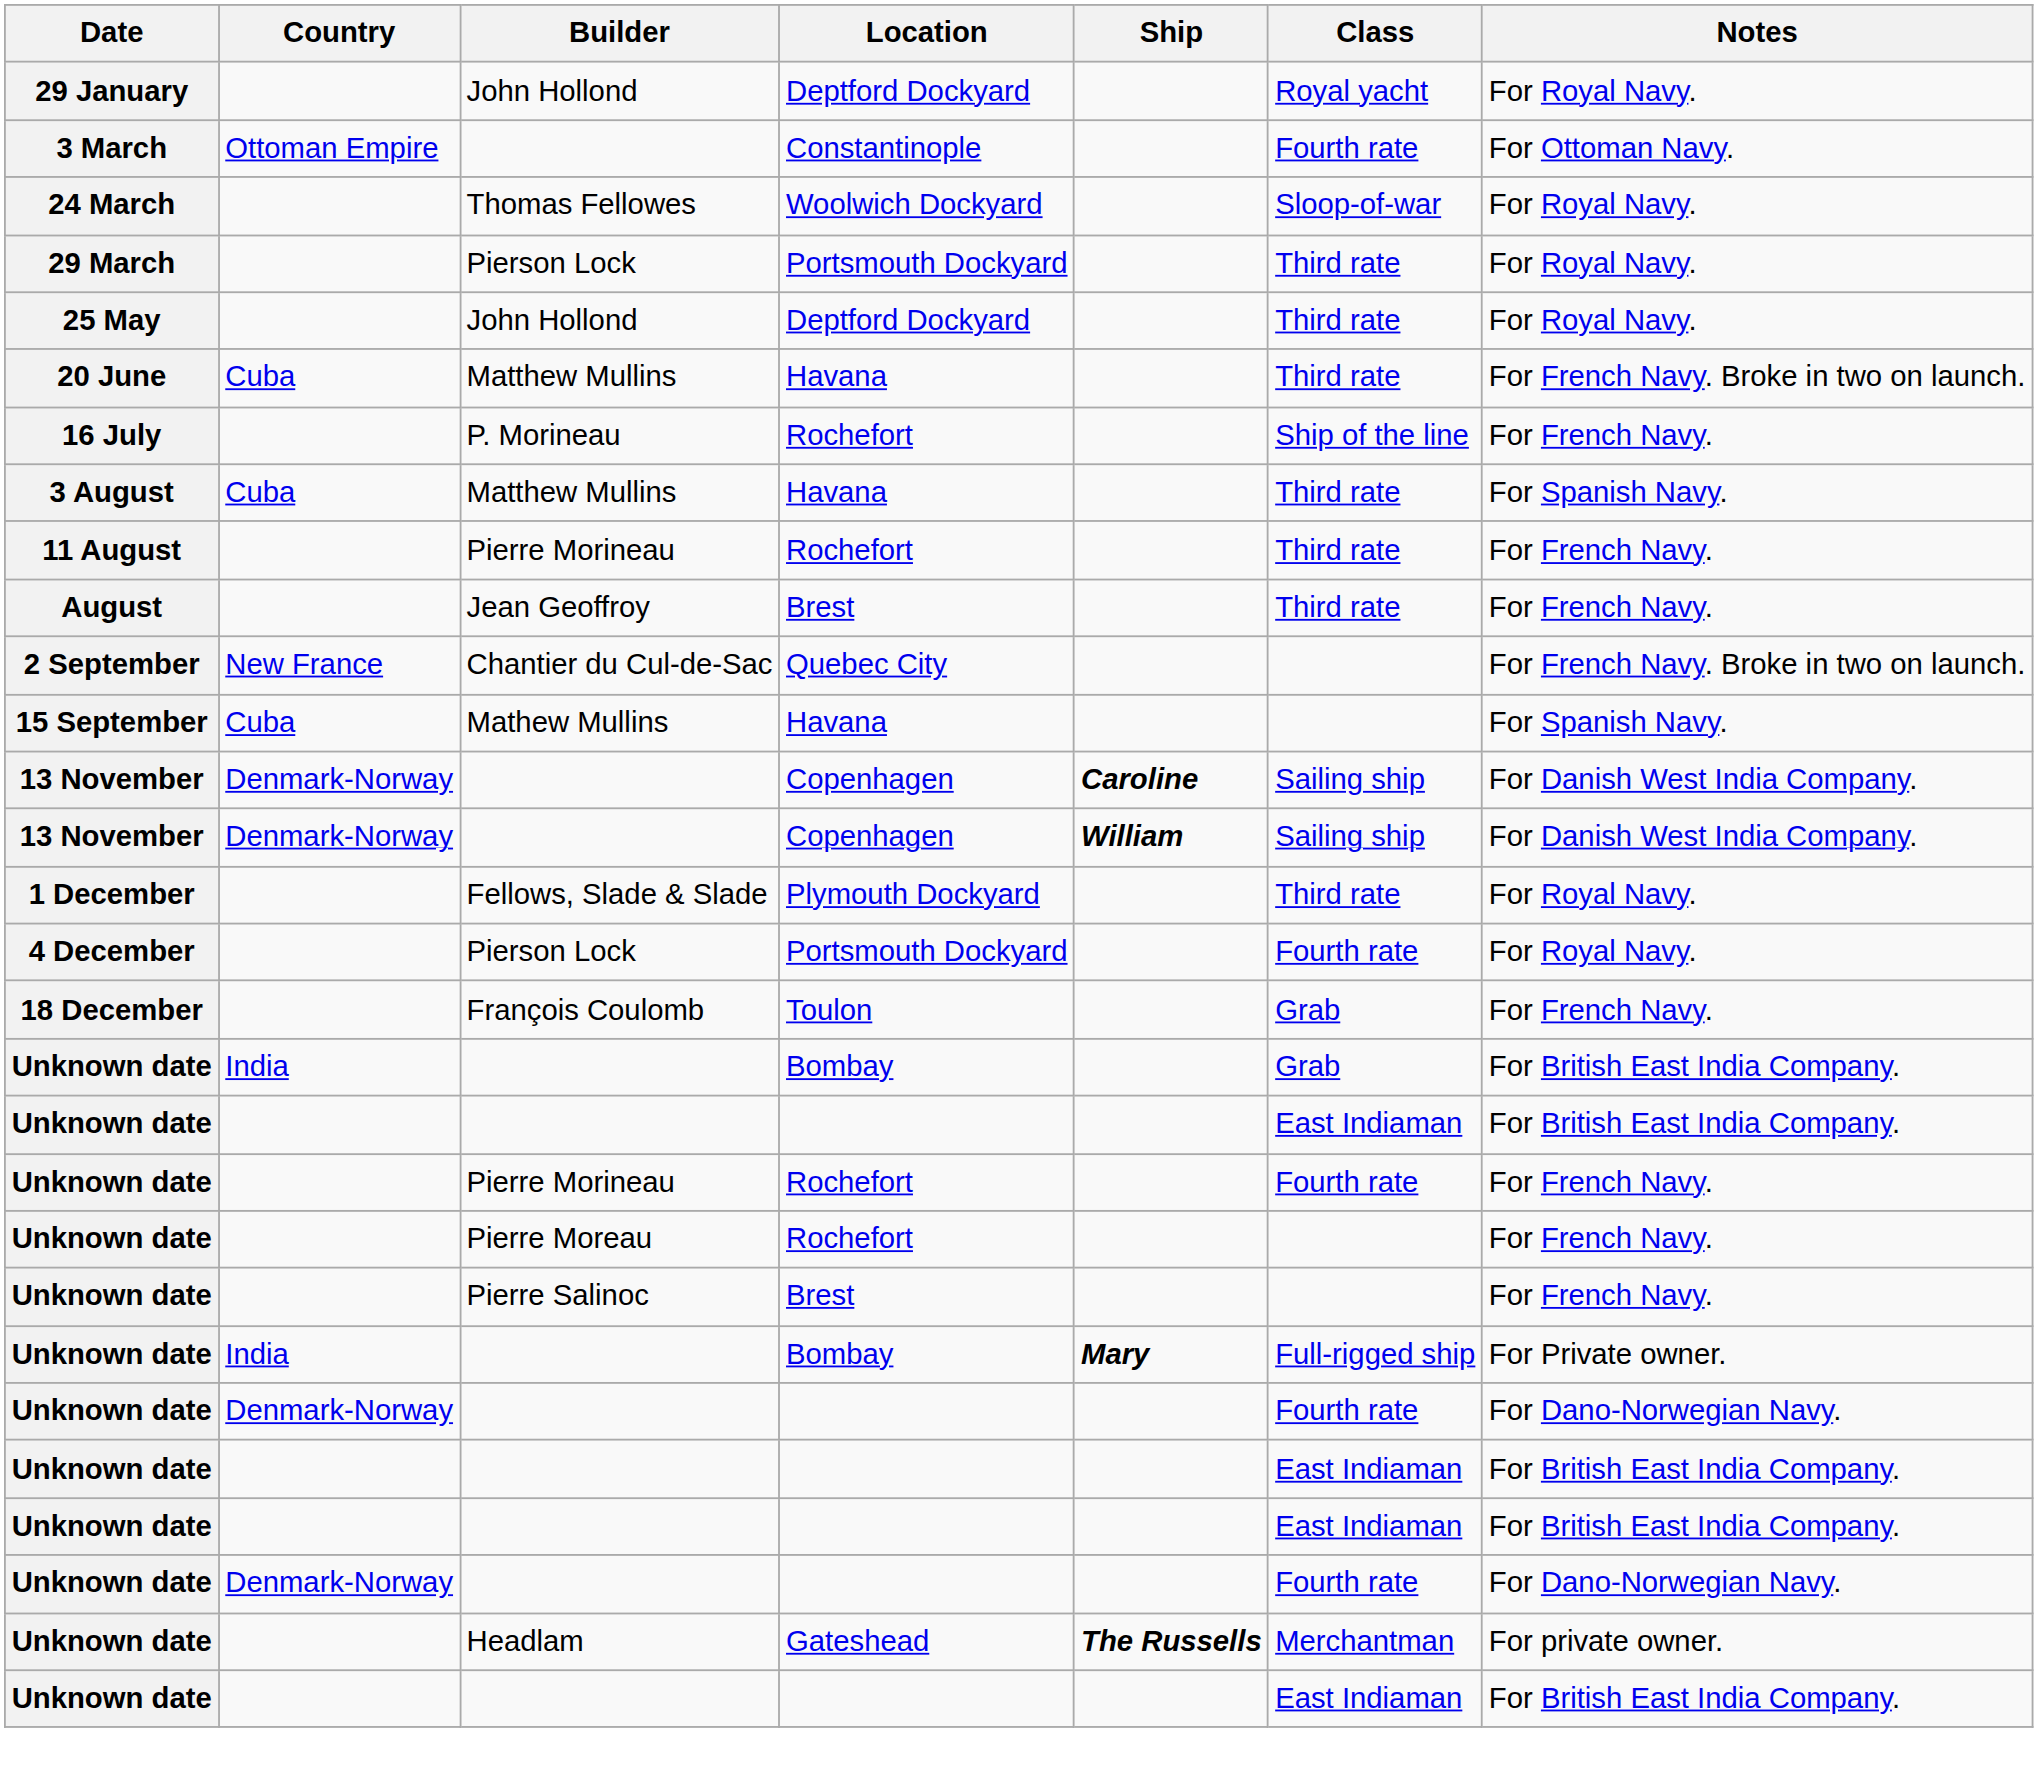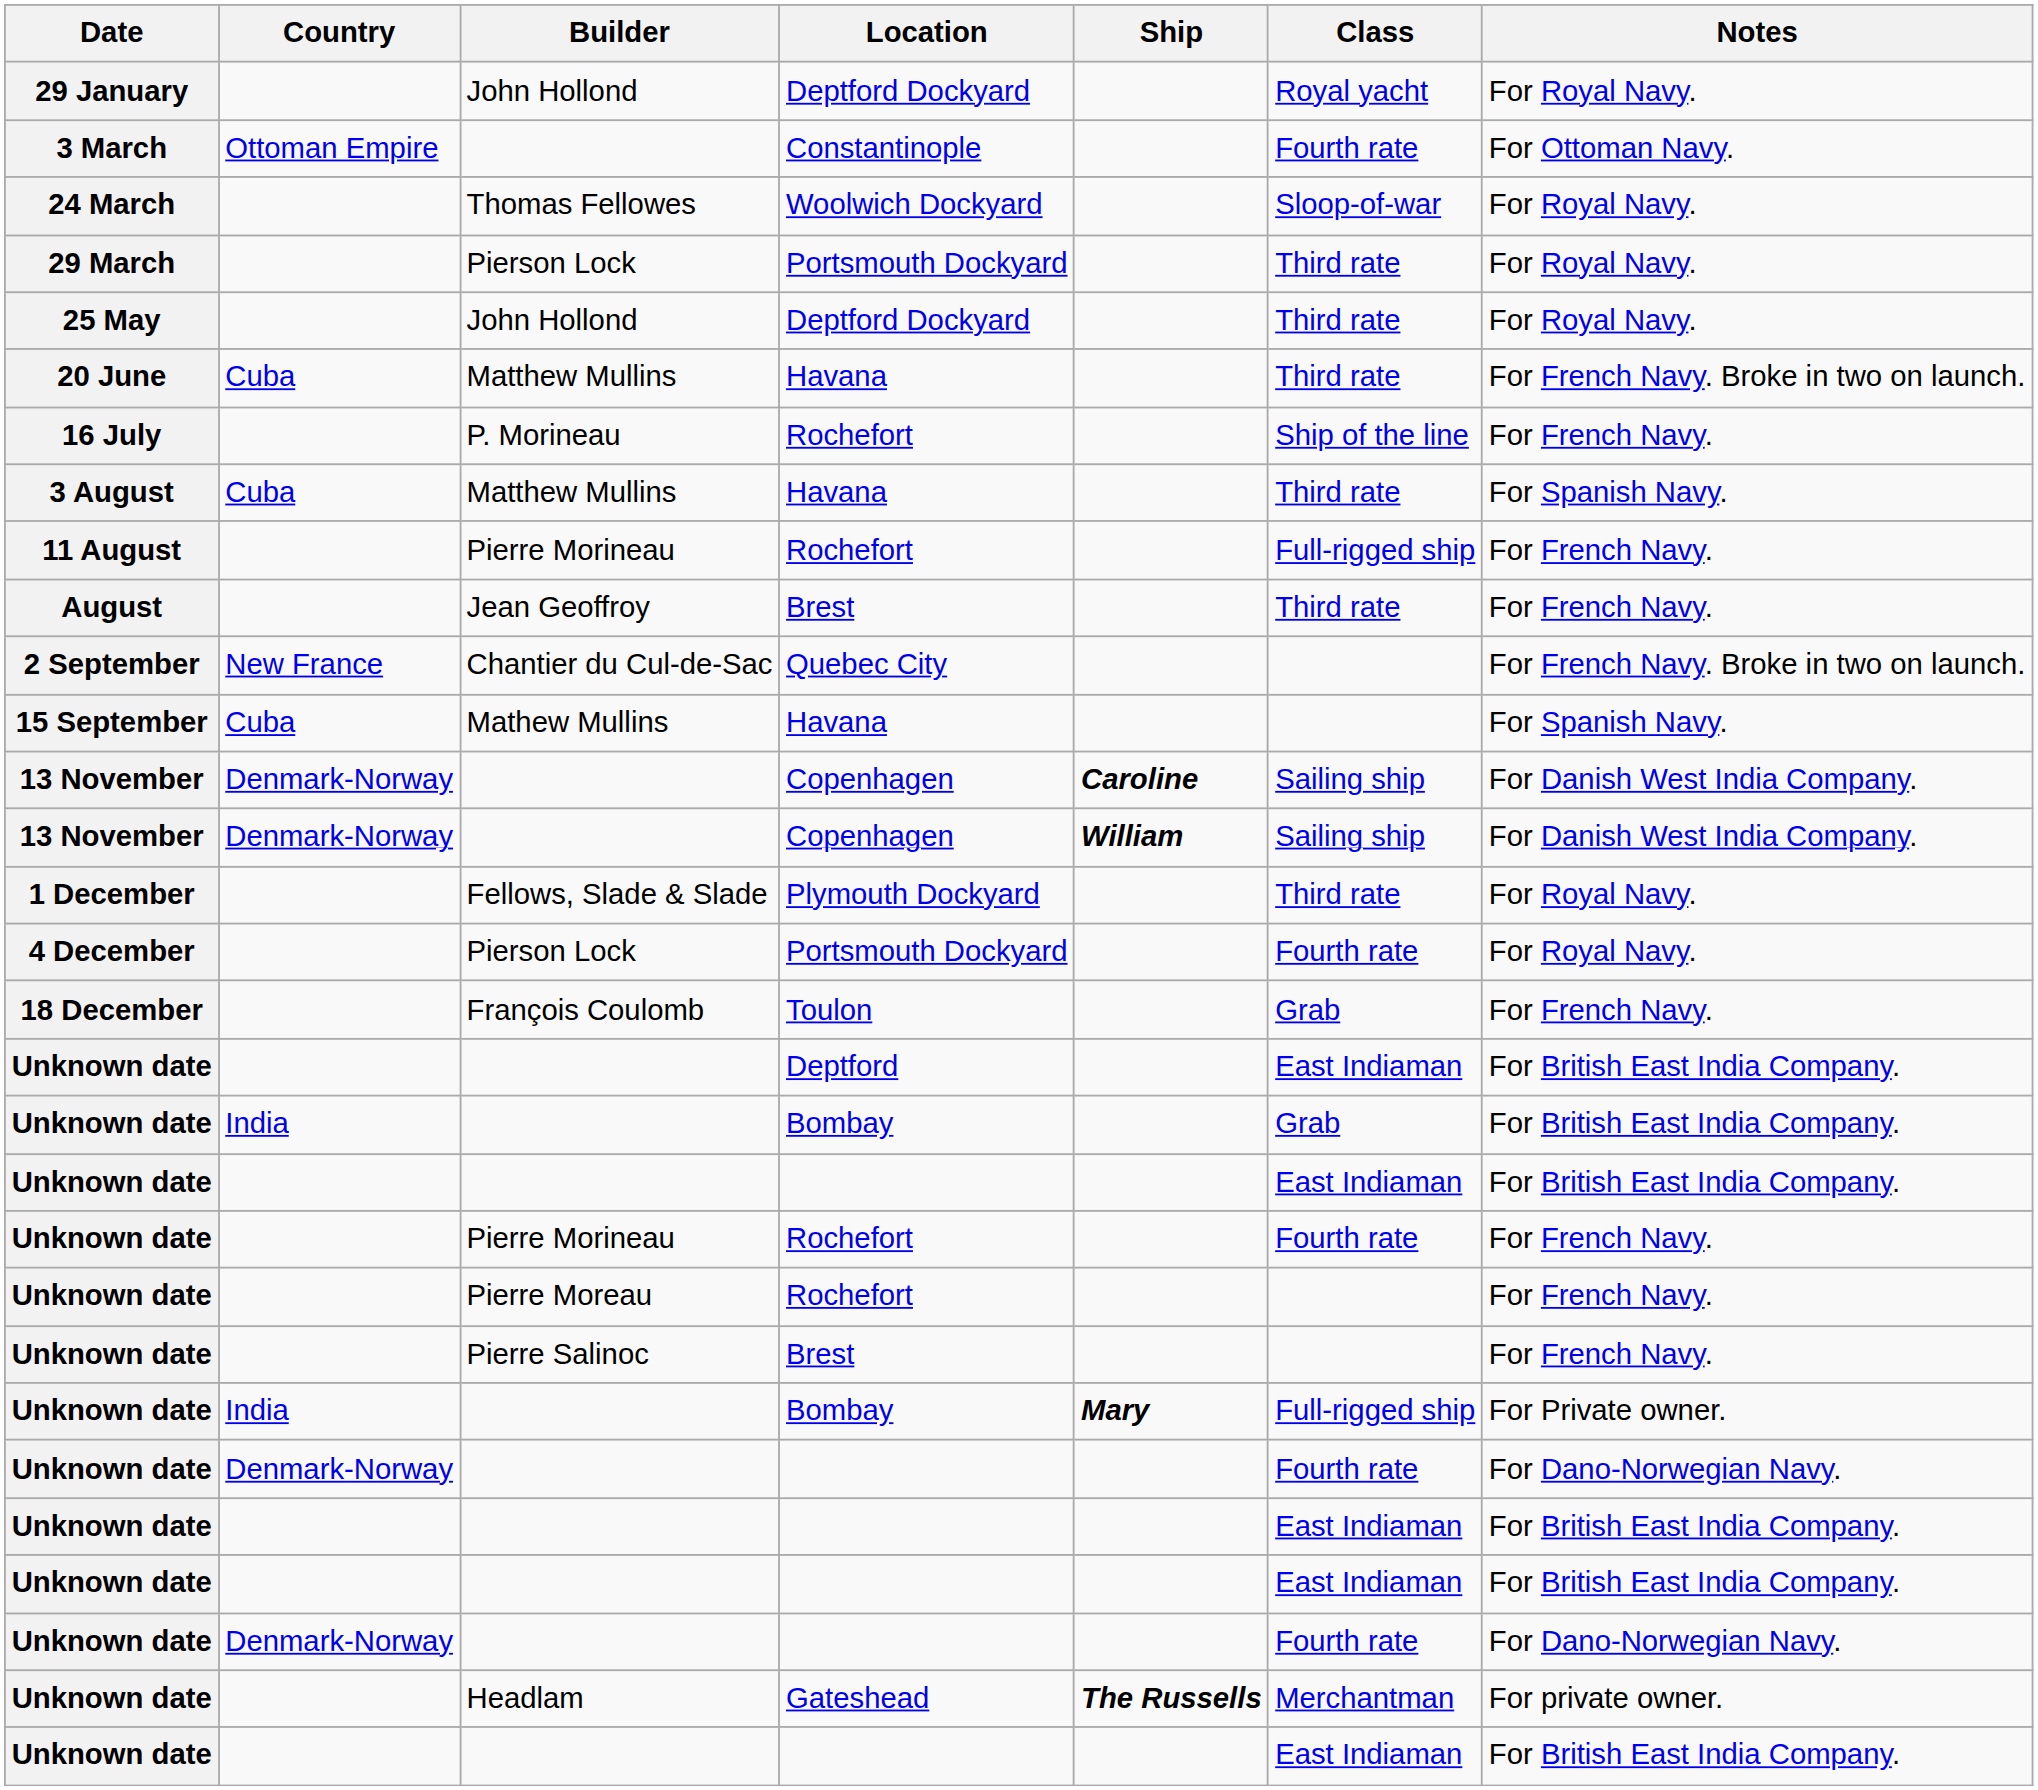(1338, 549) Third rate -> (1375, 549) Full-rigged ship
+ row: (112, 1066)
